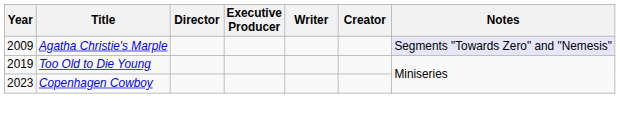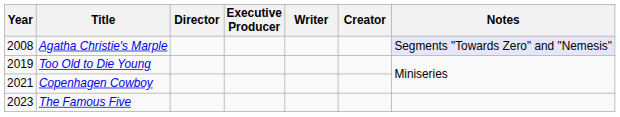(20, 45) 2009 -> (20, 45) 2008
(20, 83) 2023 -> (20, 83) 2021
+ row: (85, 102)
